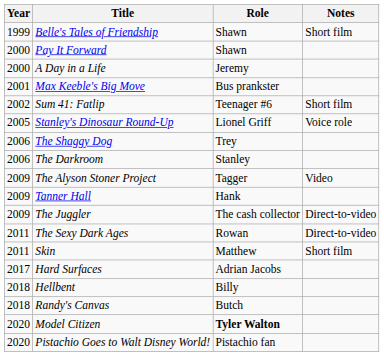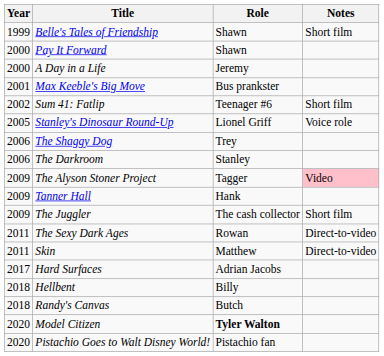(319, 178) no background -> (319, 178) pink background
(341, 214) Direct-to-video -> (329, 214) Short film
(329, 251) Short film -> (341, 251) Direct-to-video
